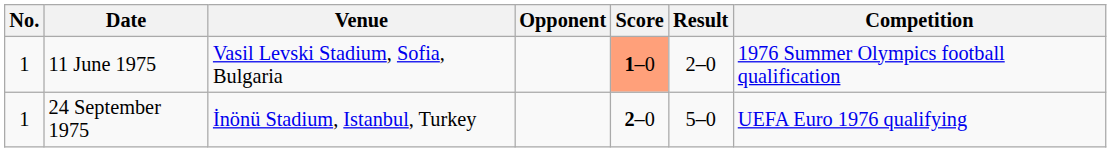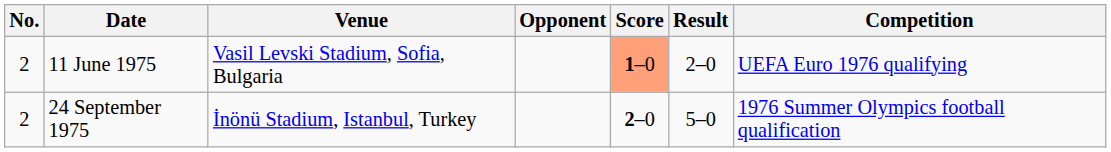(24, 64) 1 -> (24, 64) 2
(871, 64) 1976 Summer Olympics football qualification -> (852, 64) UEFA Euro 1976 qualifying
(24, 119) 1 -> (24, 119) 2
(852, 119) UEFA Euro 1976 qualifying -> (871, 119) 1976 Summer Olympics football qualification
